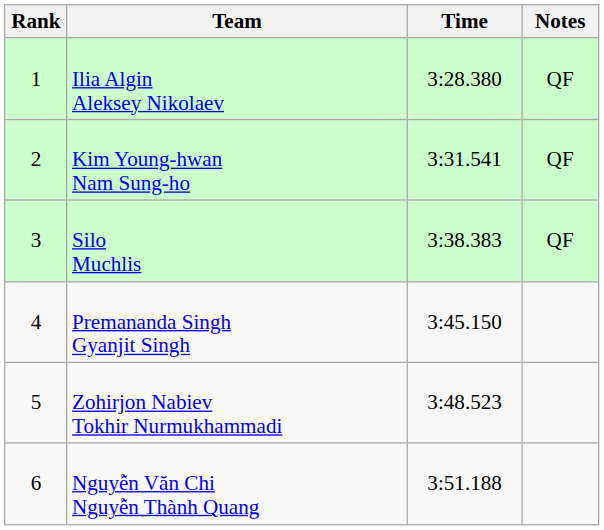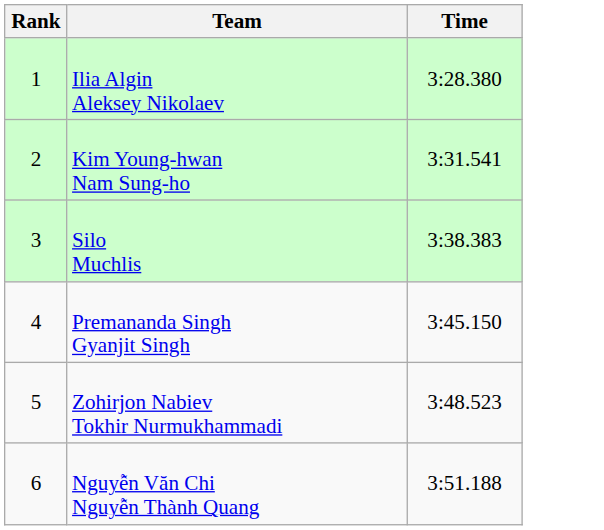- column: (560, 21)
